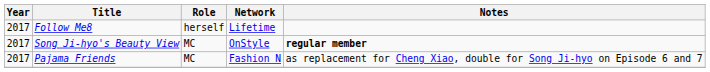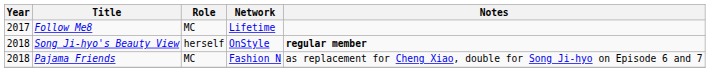(204, 28) herself -> (190, 28) MC
(18, 44) 2017 -> (18, 44) 2018
(190, 44) MC -> (204, 44) herself
(18, 59) 2017 -> (18, 59) 2018
